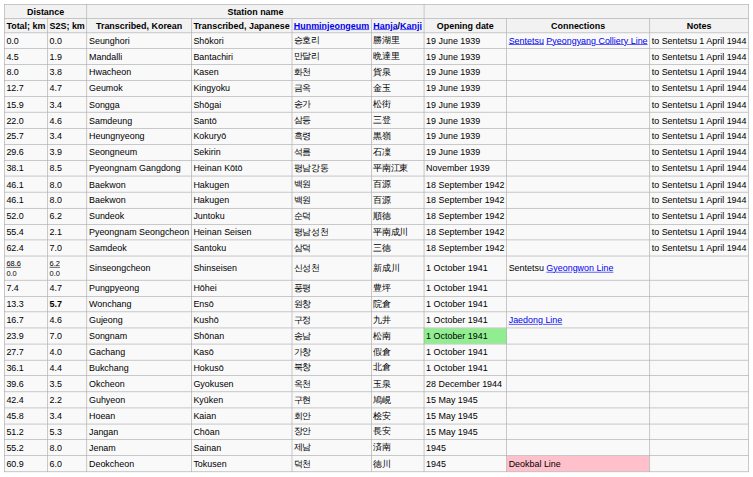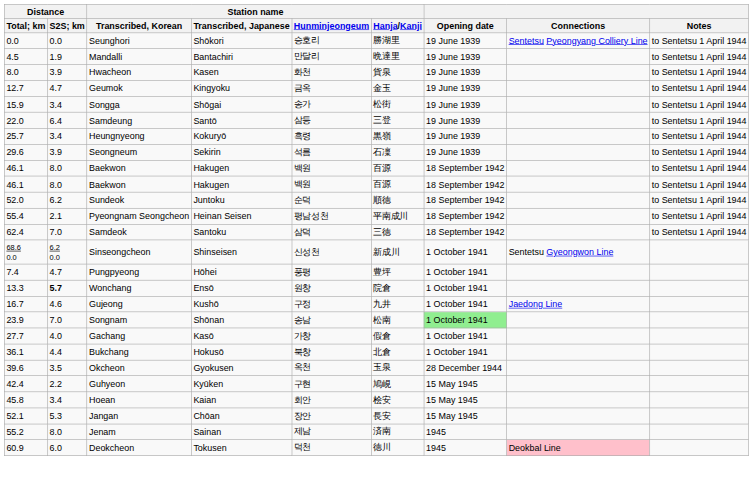(56, 73) 3.8 -> (56, 73) 3.9
(56, 121) 4.6 -> (56, 121) 6.4
- row: (135, 169)
(15, 432) 51.2 -> (15, 416) 52.1
